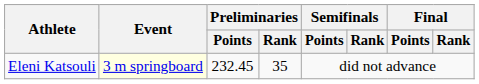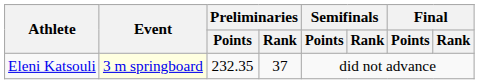(233, 66) 232.45 -> (233, 66) 232.35
(280, 66) 35 -> (280, 66) 37
